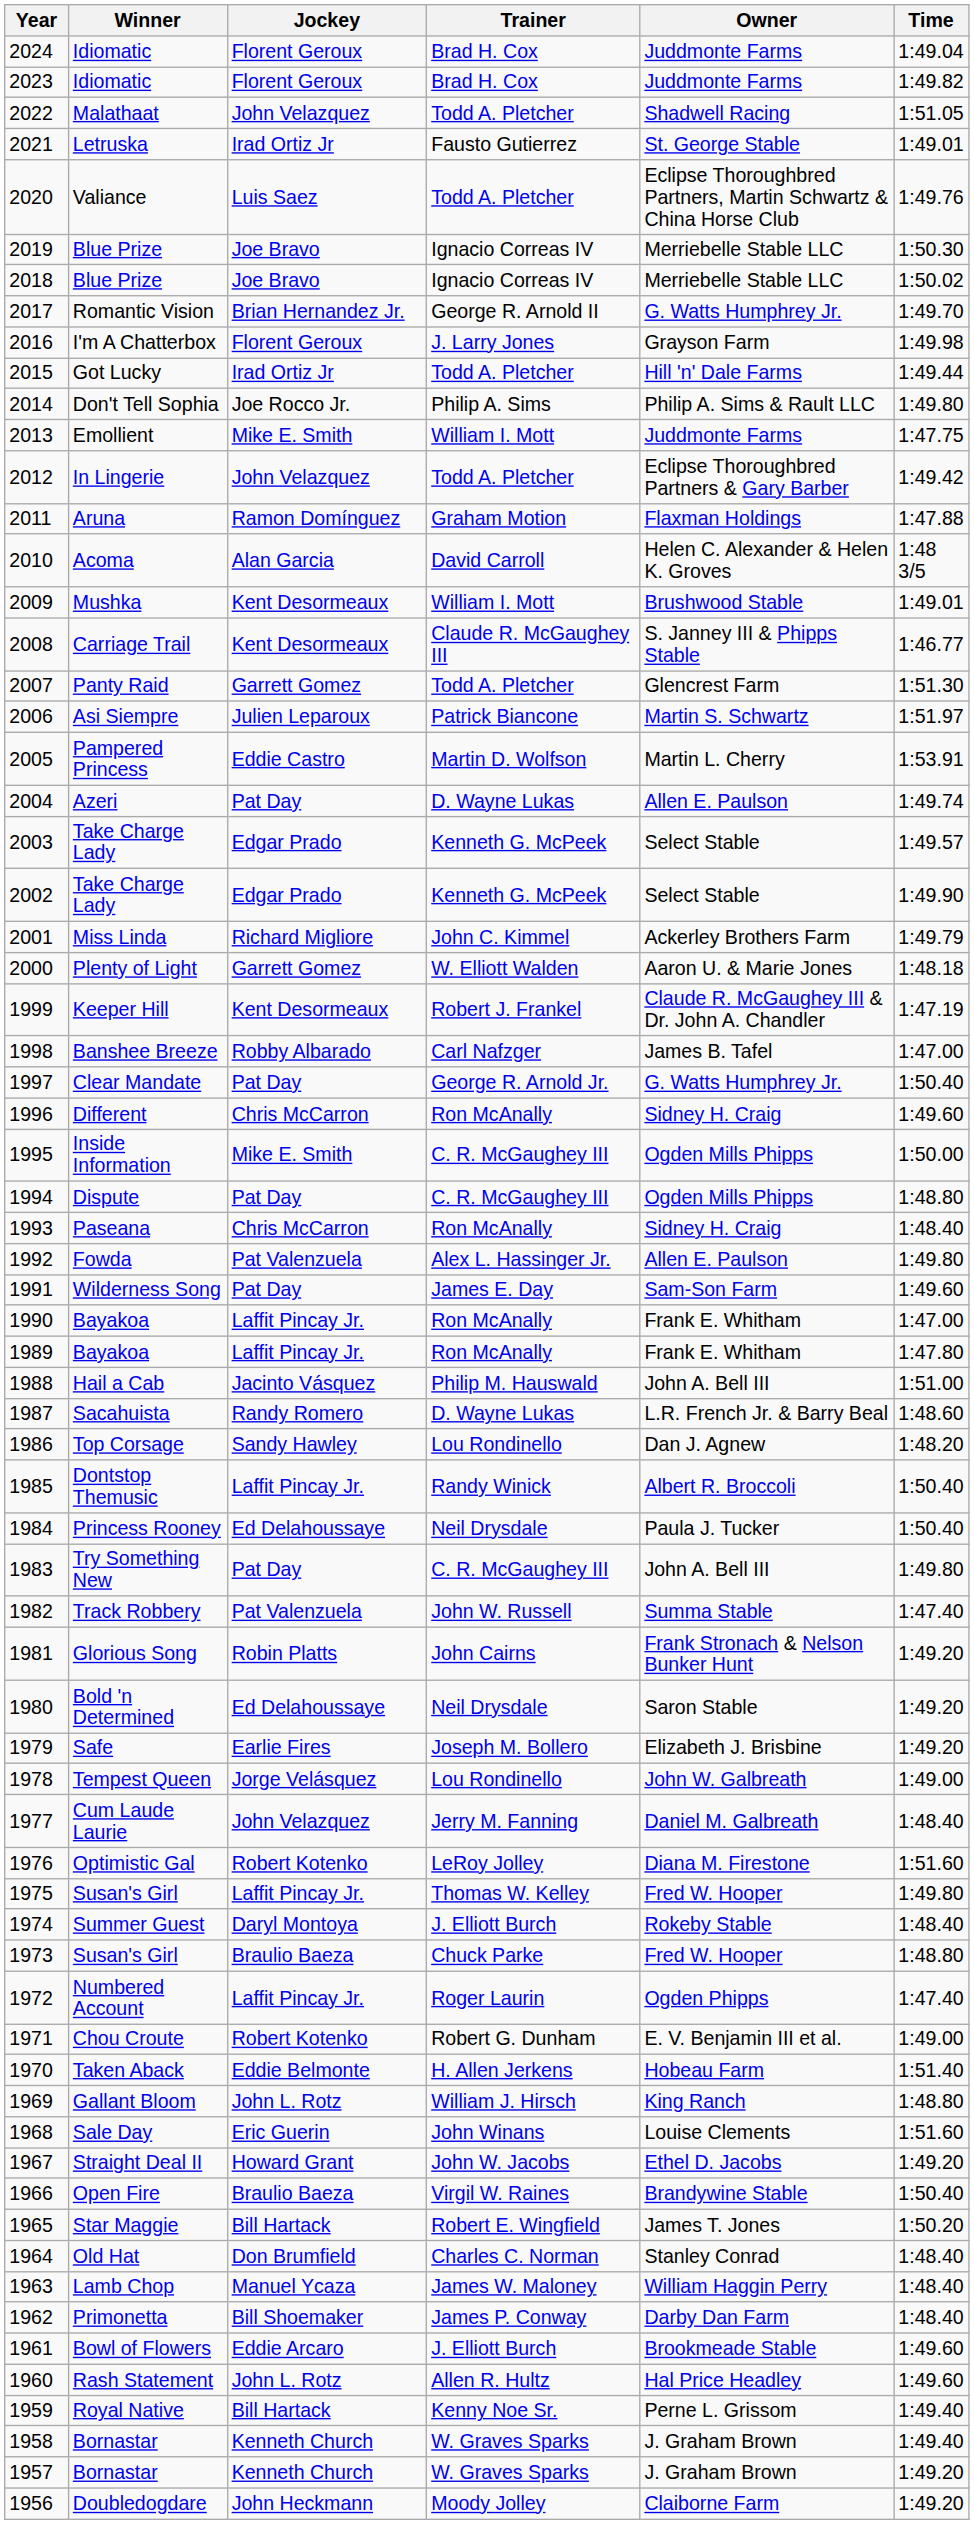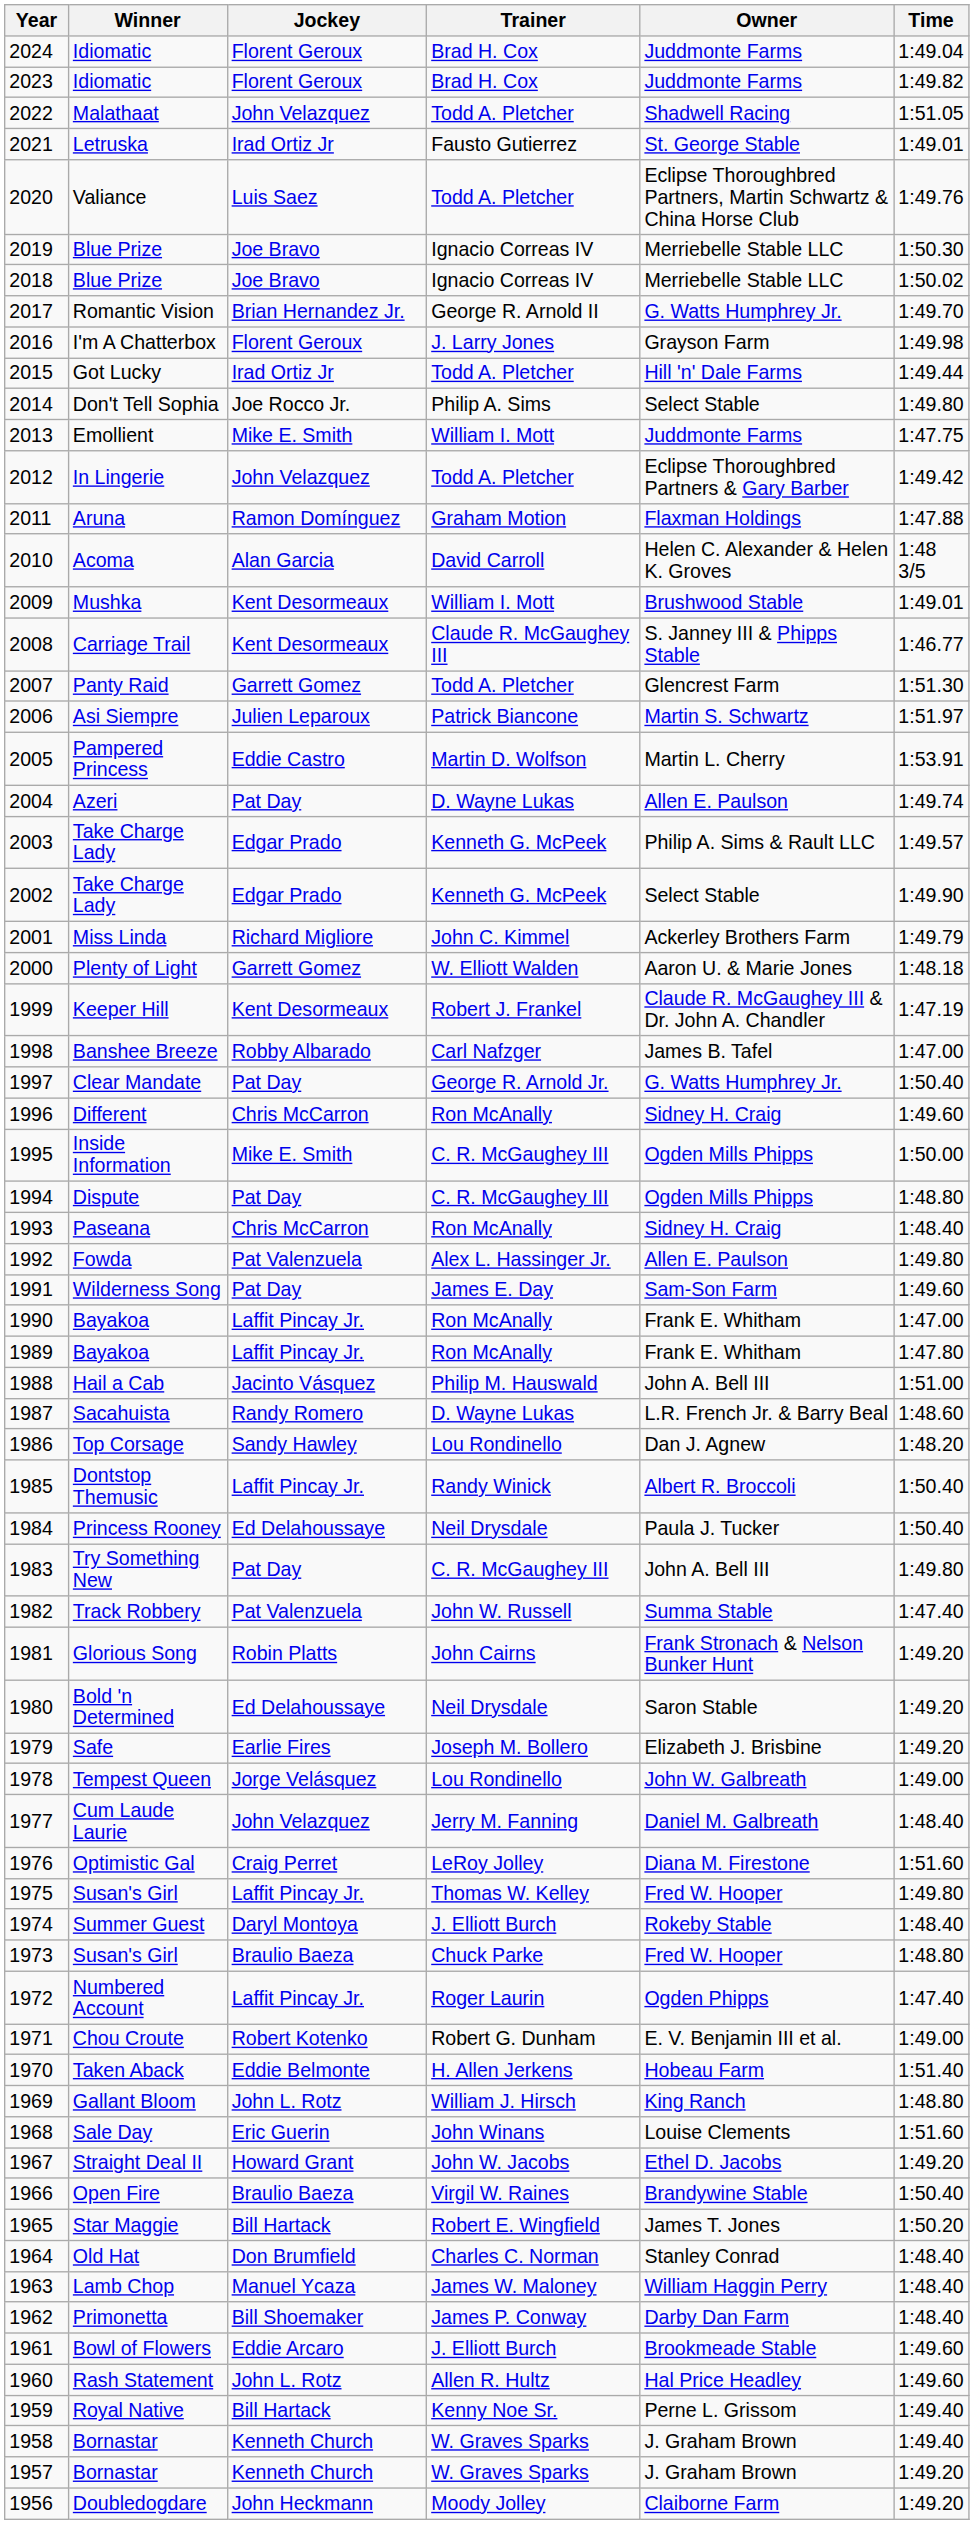(760, 404) Philip A. Sims & Rault LLC -> (702, 404) Select Stable
(702, 843) Select Stable -> (760, 843) Philip A. Sims & Rault LLC
(300, 1863) Robert Kotenko -> (284, 1863) Craig Perret
